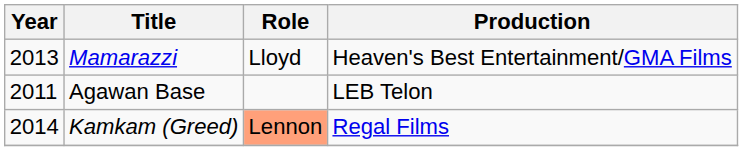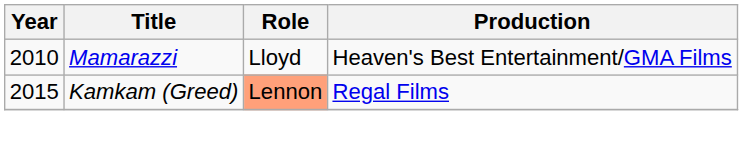(34, 57) 2013 -> (34, 57) 2010
- row: (137, 92)
(34, 127) 2014 -> (34, 92) 2015
